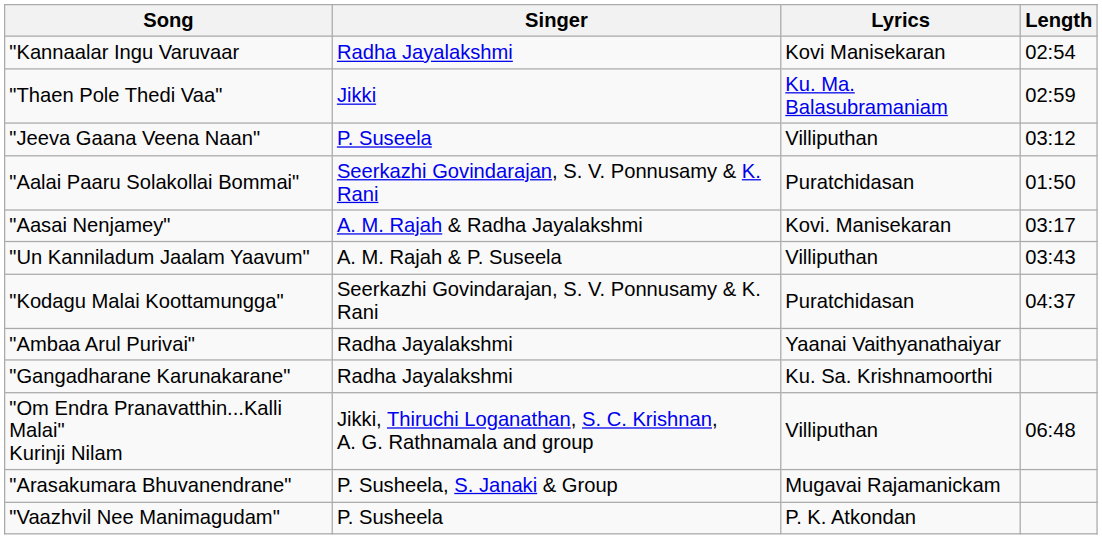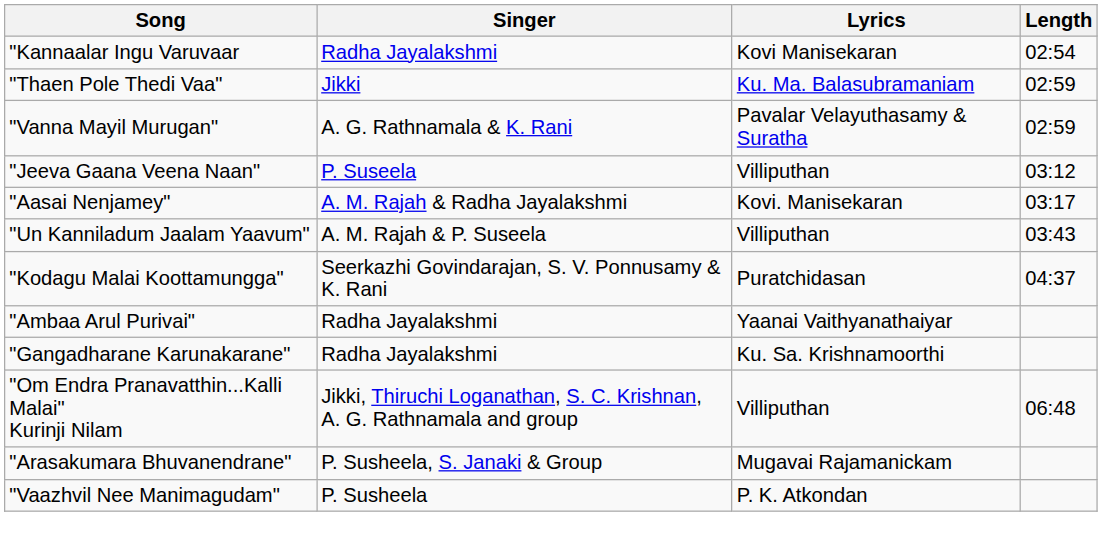+ row: (114, 127)
- row: (154, 182)
